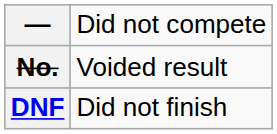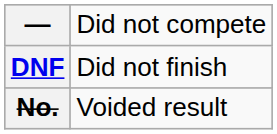rows swapped: (38, 107) <-> (38, 66)
